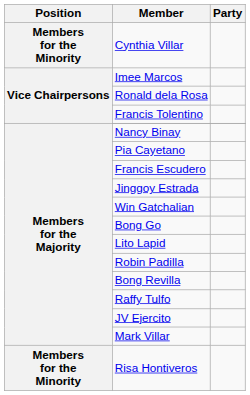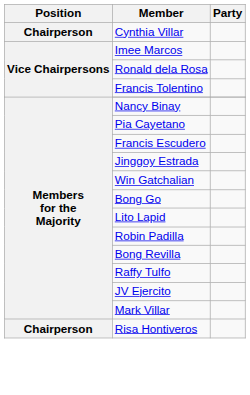(58, 45) Members for the Minority -> (58, 32) Chairperson
(58, 368) Members for the Minority -> (58, 328) Chairperson
